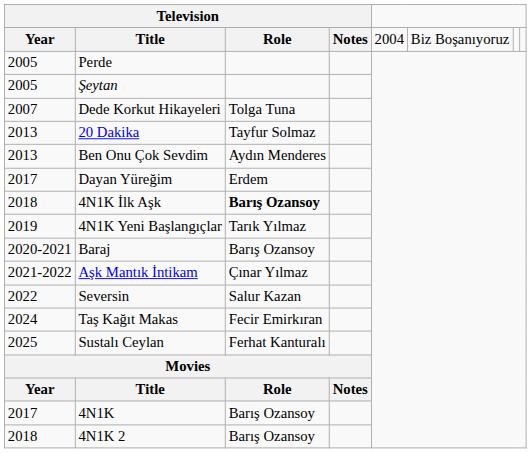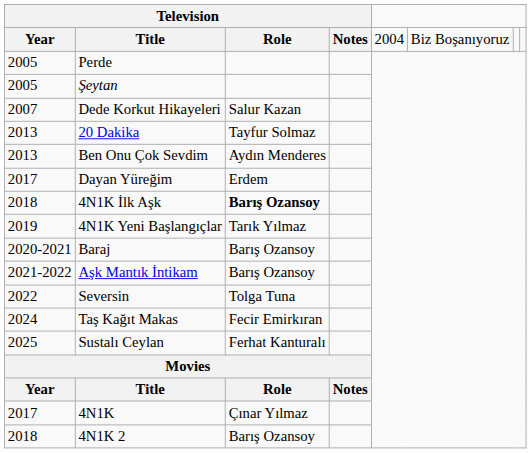(262, 109) Tolga Tuna -> (265, 109) Salur Kazan
(268, 272) Çınar Yılmaz -> (272, 272) Barış Ozansoy
(265, 296) Salur Kazan -> (262, 296) Tolga Tuna
(272, 413) Barış Ozansoy -> (268, 413) Çınar Yılmaz
